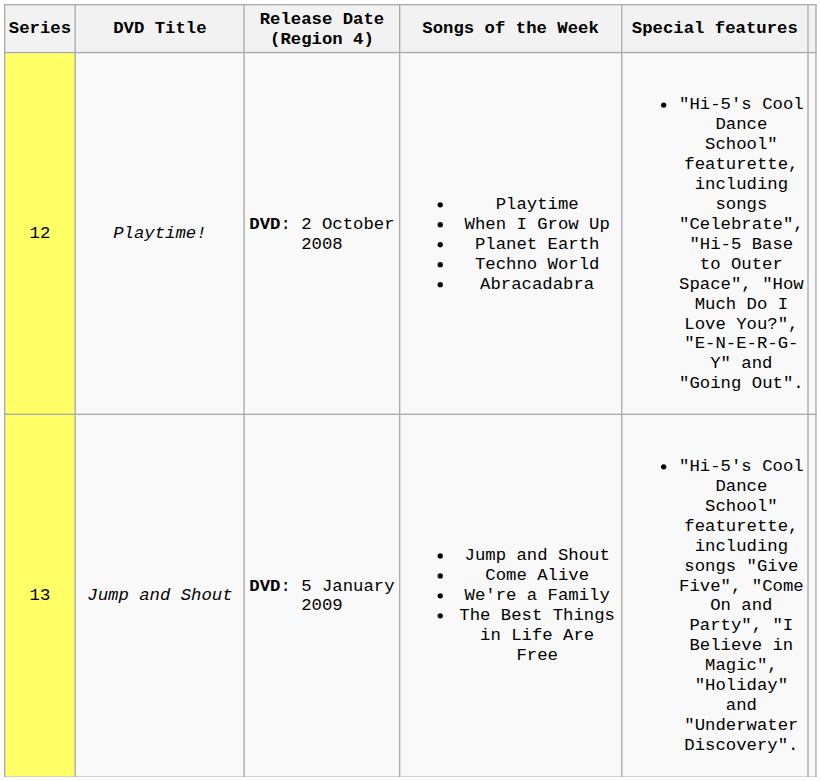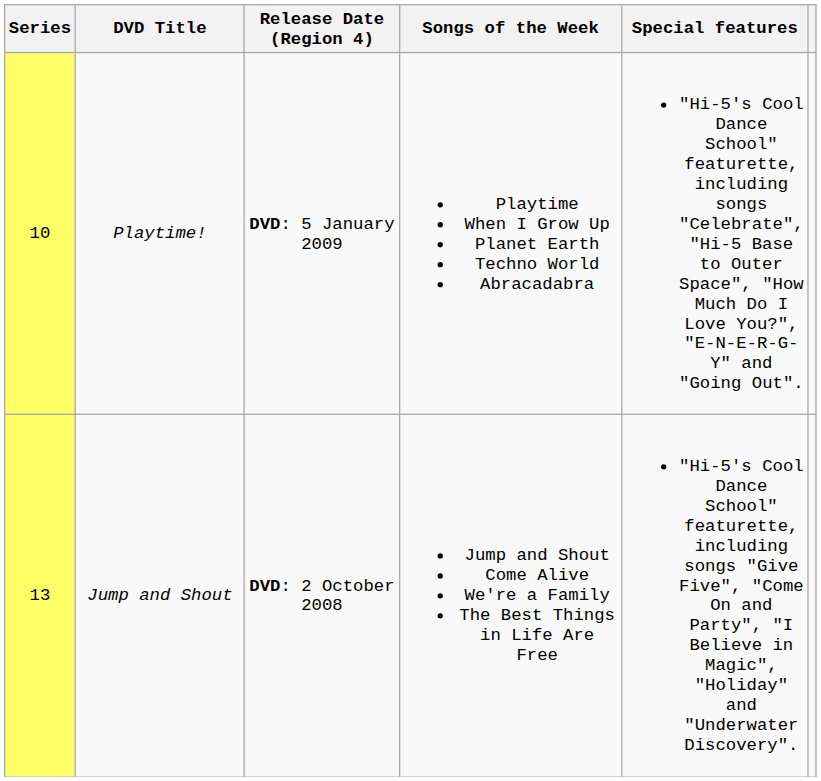(40, 234) 12 -> (40, 234) 10
(322, 234) DVD: 2 October 2008 -> (322, 234) DVD: 5 January 2009
(322, 596) DVD: 5 January 2009 -> (322, 596) DVD: 2 October 2008
